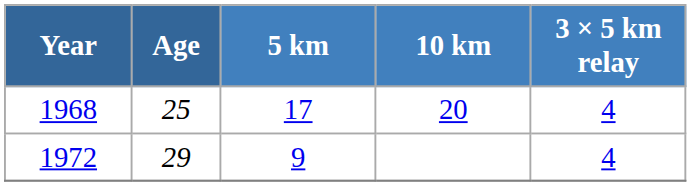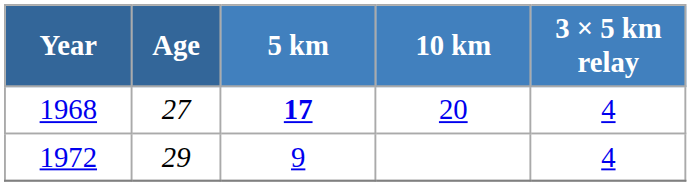(176, 109) 25 -> (176, 109) 27
(298, 109) normal -> (298, 109) bold
